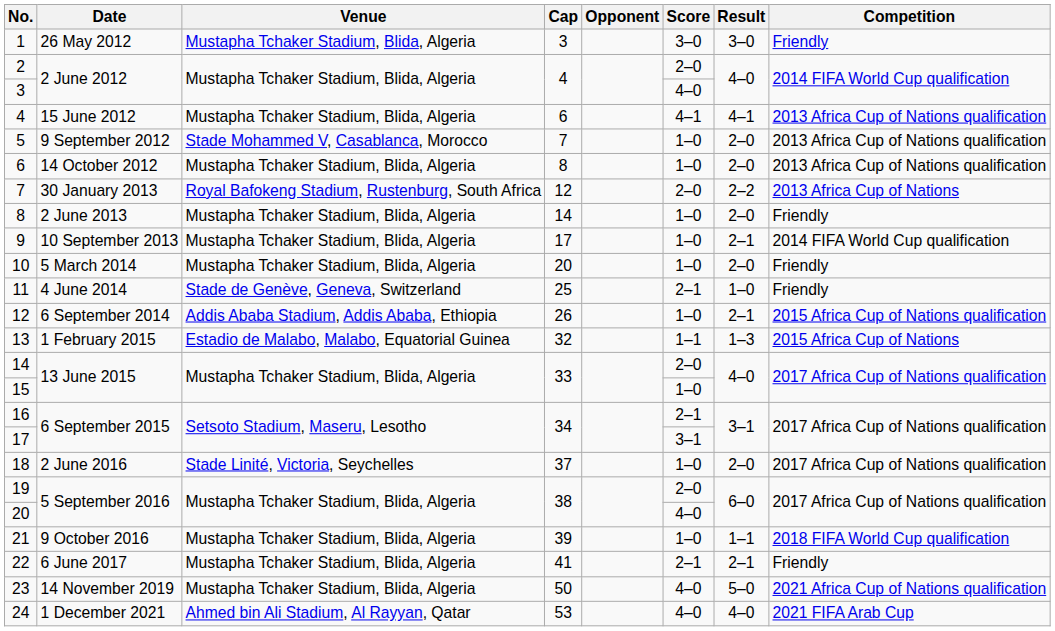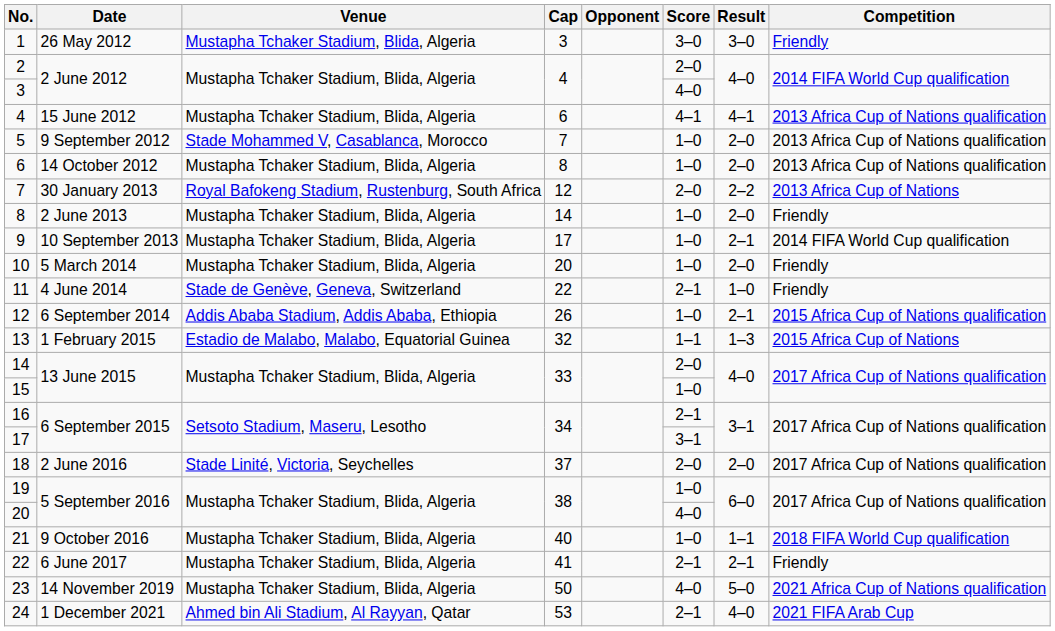(563, 290) 25 -> (563, 290) 22
(688, 464) 1–0 -> (688, 464) 2–0
(688, 489) 2–0 -> (688, 489) 1–0
(563, 539) 39 -> (563, 539) 40
(688, 613) 4–0 -> (688, 613) 2–1
